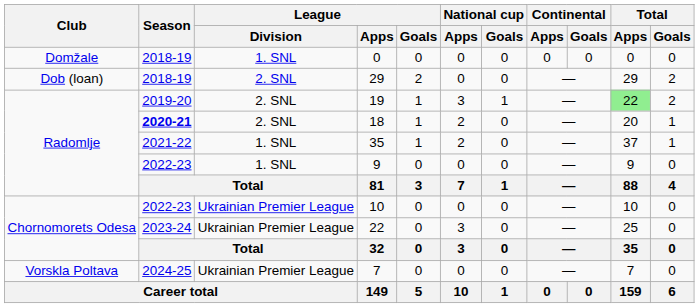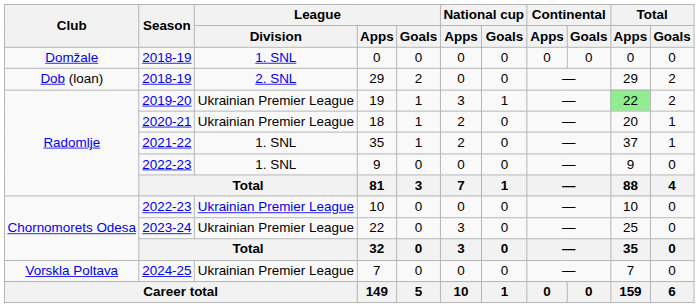(276, 100) 2. SNL -> (276, 100) Ukrainian Premier League
(167, 121) bold -> (167, 121) normal
(276, 121) 2. SNL -> (276, 121) Ukrainian Premier League
